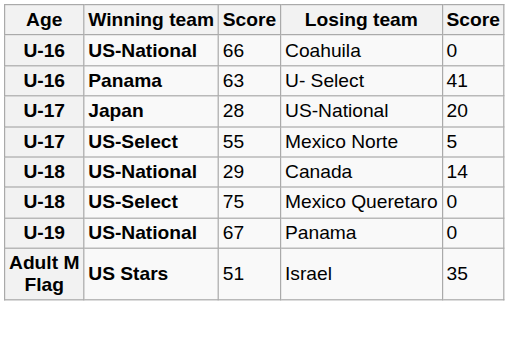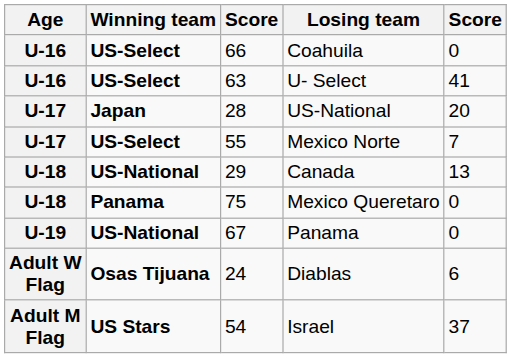(143, 50) US-National -> (135, 50) US-Select
(125, 80) Panama -> (135, 80) US-Select
(452, 141) 5 -> (454, 141) 7
(457, 171) 14 -> (459, 171) 13
(133, 202) US-Select -> (127, 202) Panama
+ row: (319, 274)
(233, 274) 51 -> (236, 326) 54
(457, 274) 35 -> (459, 326) 37
